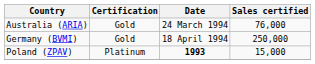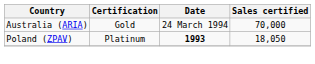(270, 25) 76,000 -> (270, 25) 70,000
- row: (42, 39)
(270, 53) 15,000 -> (270, 39) 18,050
